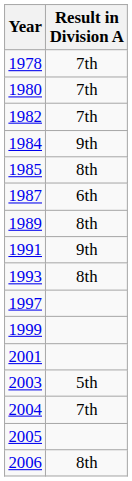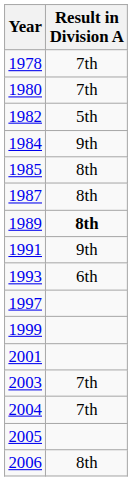(87, 116) 7th -> (87, 116) 5th
(87, 196) 6th -> (87, 196) 8th
(87, 223) normal -> (87, 223) bold
(87, 276) 8th -> (87, 276) 6th
(87, 383) 5th -> (87, 383) 7th
